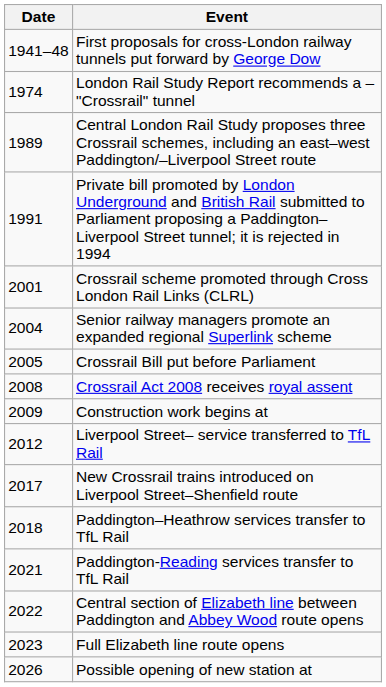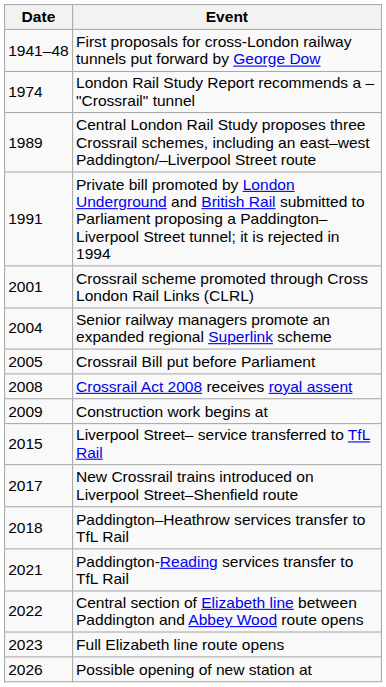(25, 444) 2012 -> (25, 444) 2015
